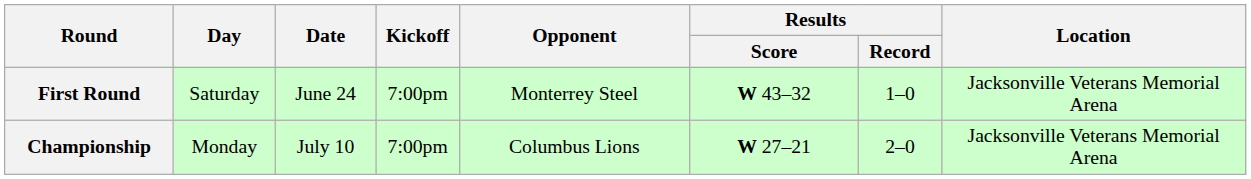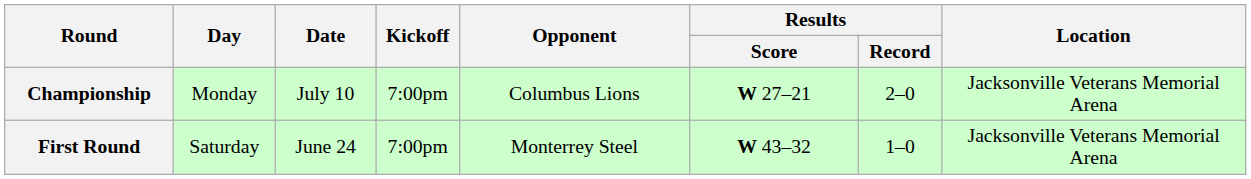rows swapped: (89, 93) <-> (89, 146)
